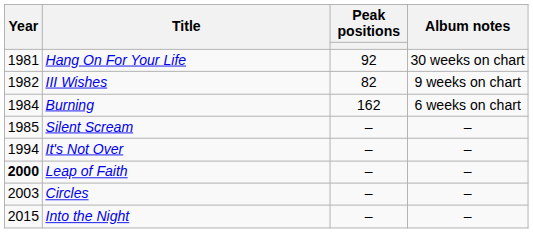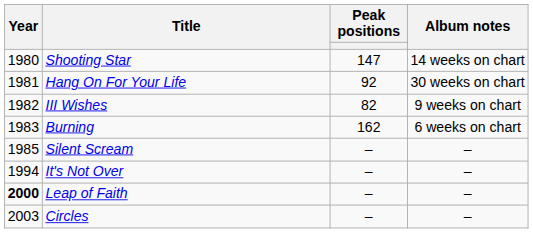+ row: (88, 60)
(23, 104) 1984 -> (23, 127) 1983
- row: (87, 216)
